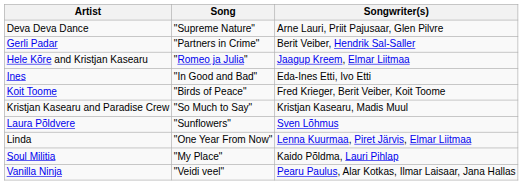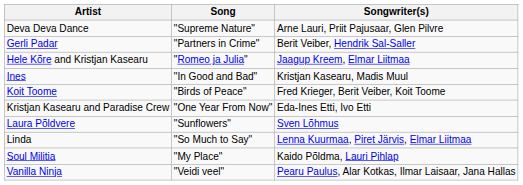(324, 76) Eda-Ines Etti, Ivo Etti -> (342, 76) Kristjan Kasearu, Madis Muul
(213, 108) "So Much to Say" -> (223, 108) "One Year From Now"
(342, 108) Kristjan Kasearu, Madis Muul -> (324, 108) Eda-Ines Etti, Ivo Etti
(223, 140) "One Year From Now" -> (213, 140) "So Much to Say"
